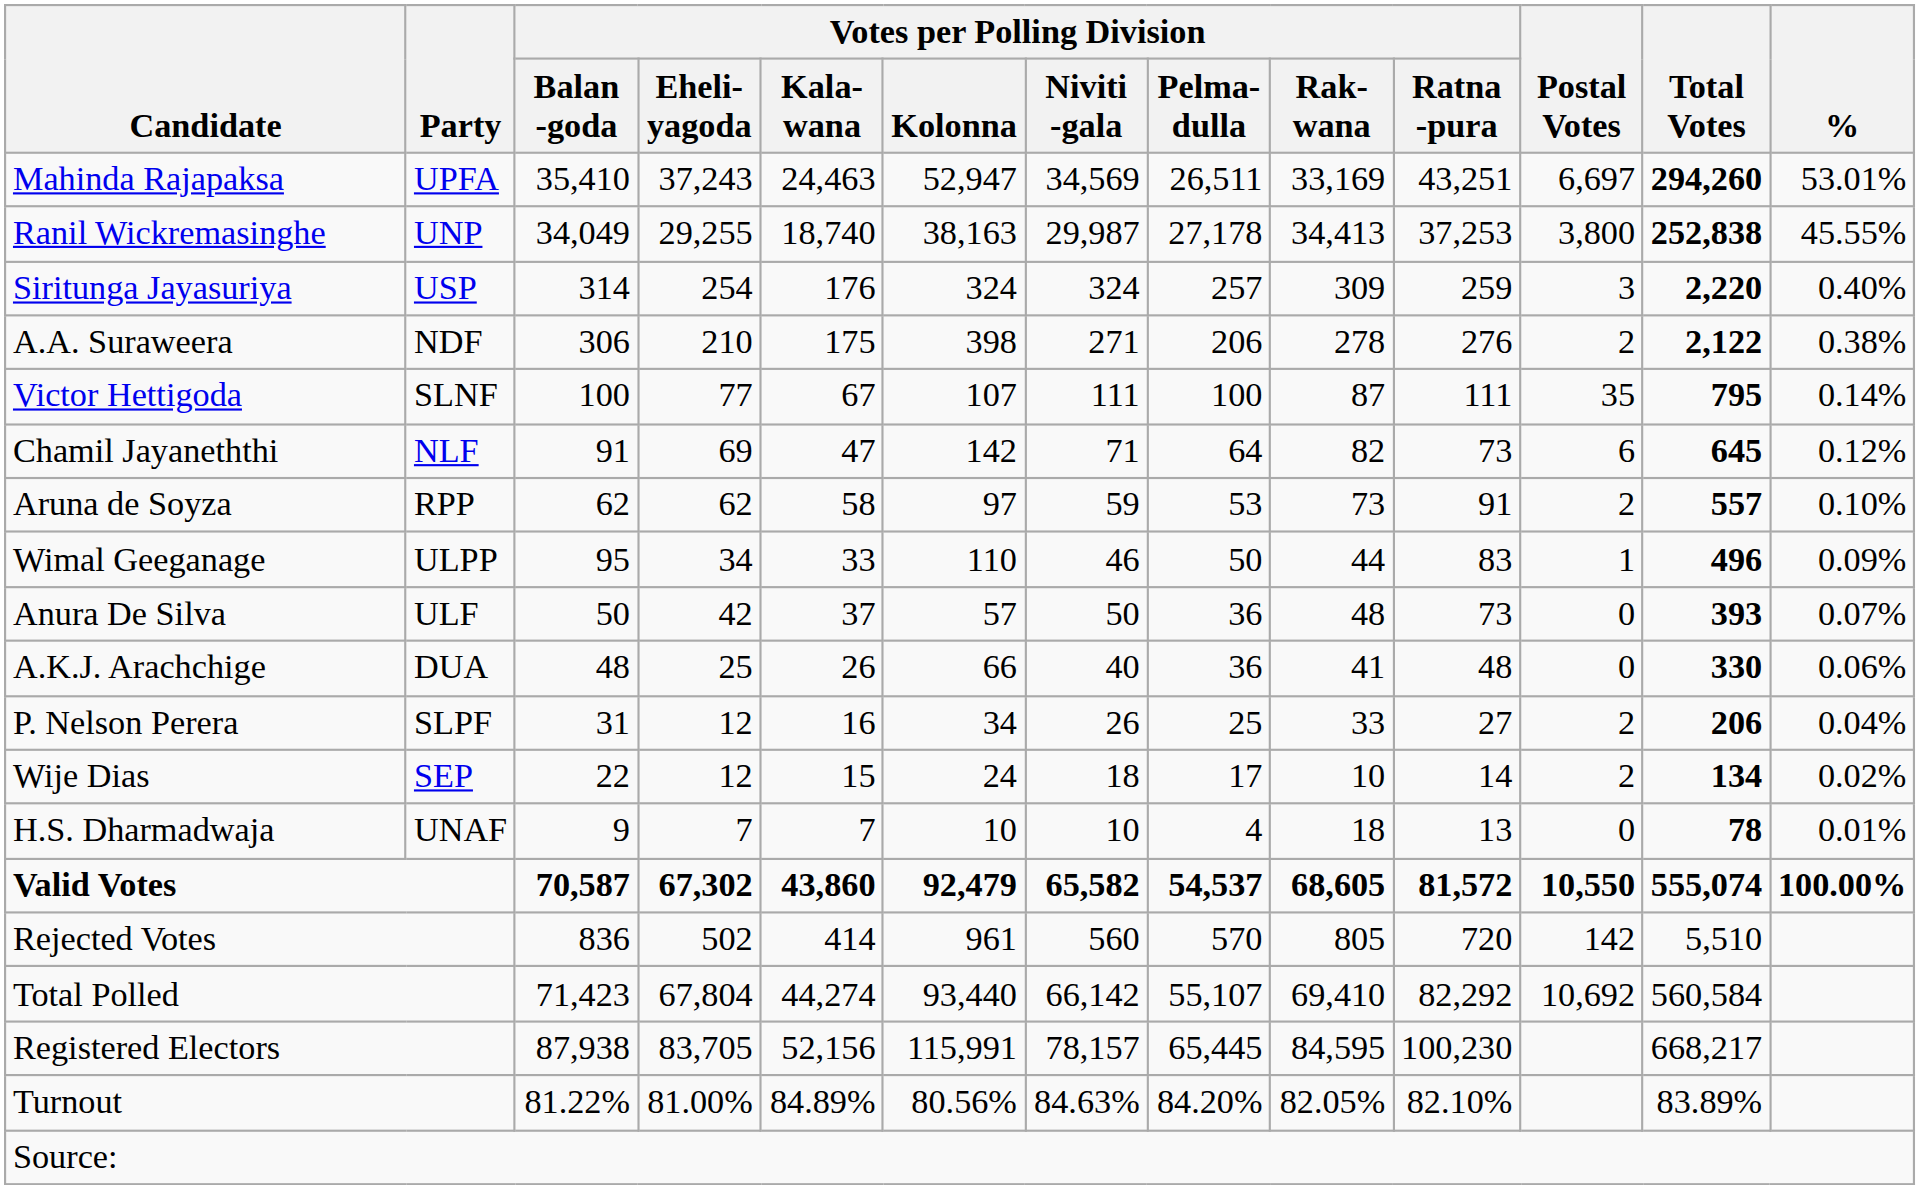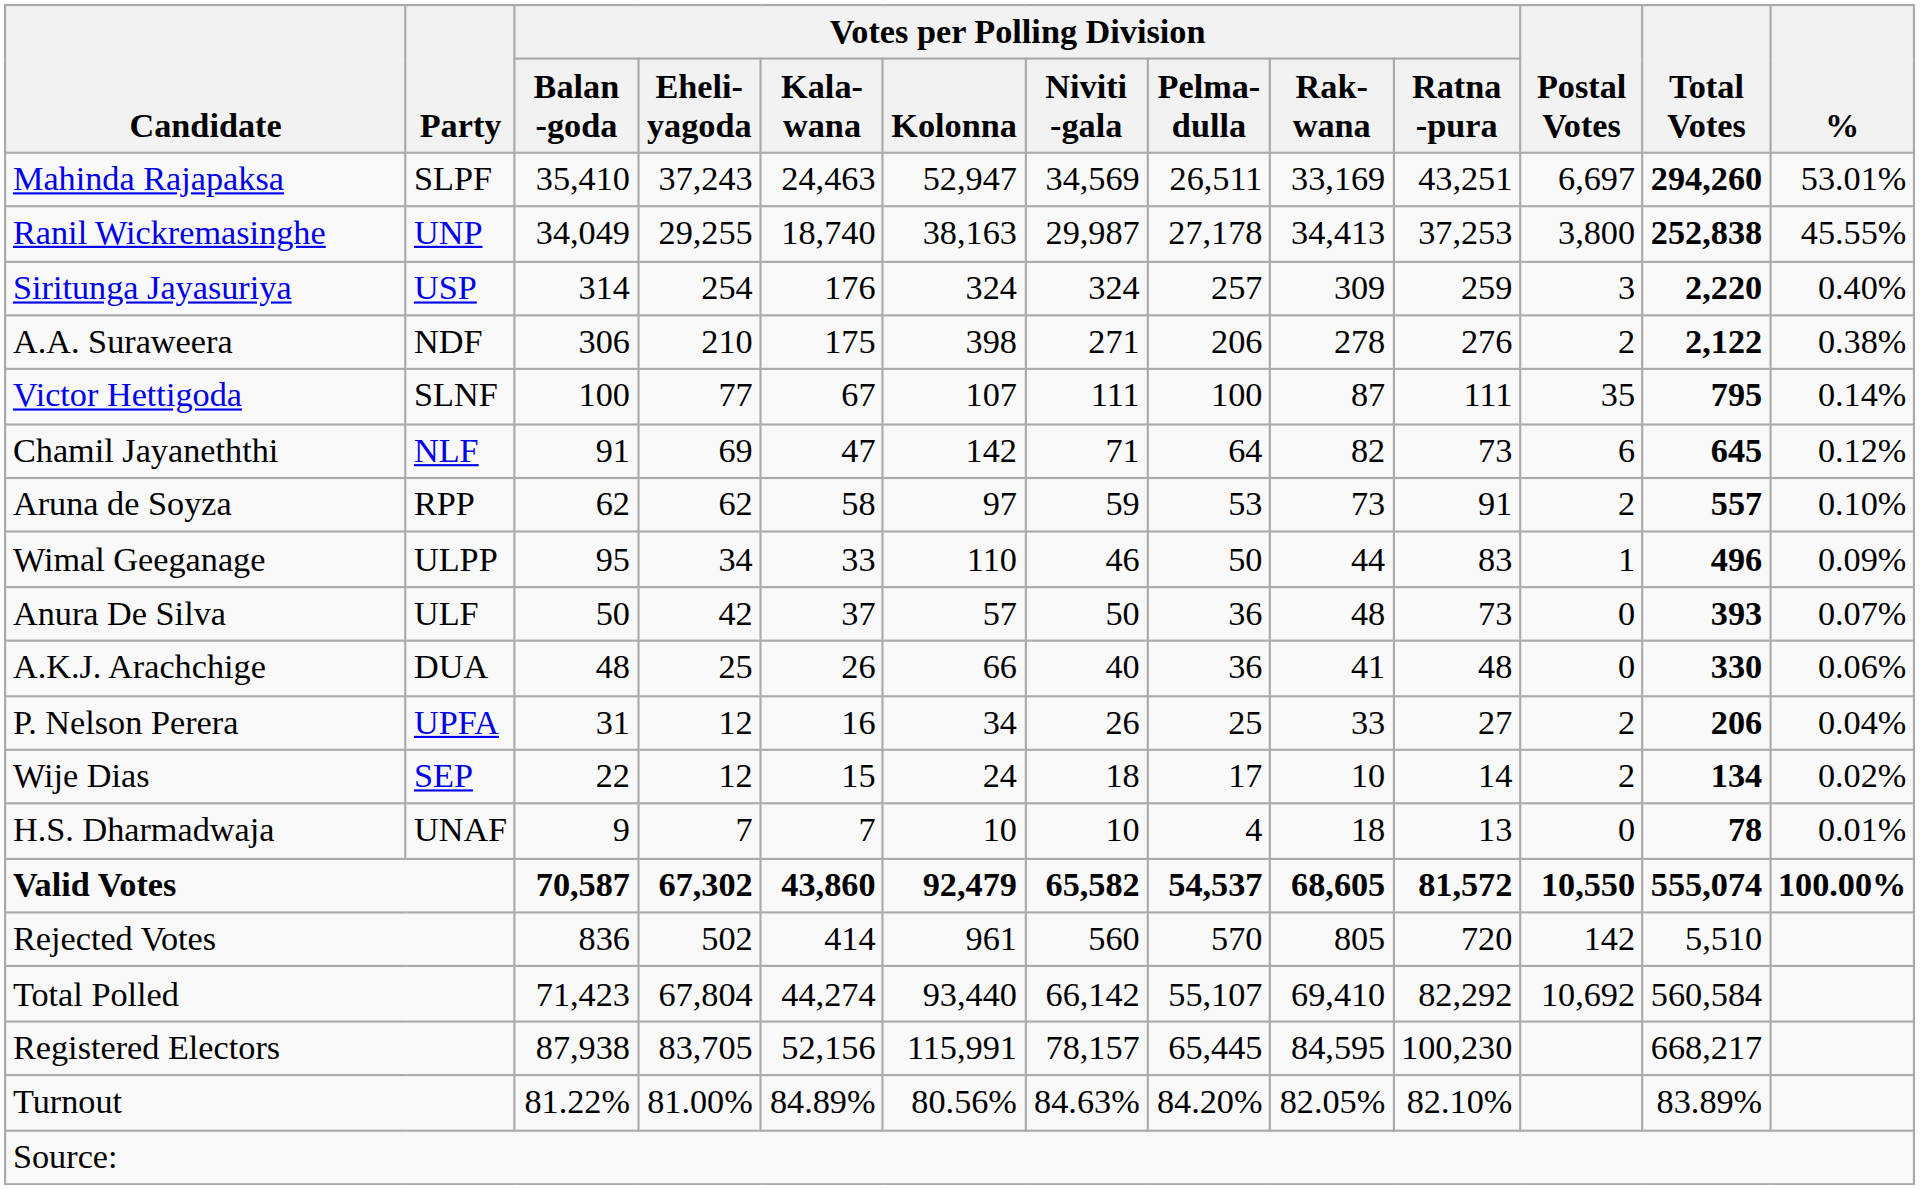(456, 178) UPFA -> (453, 178) SLPF
(453, 721) SLPF -> (456, 721) UPFA
